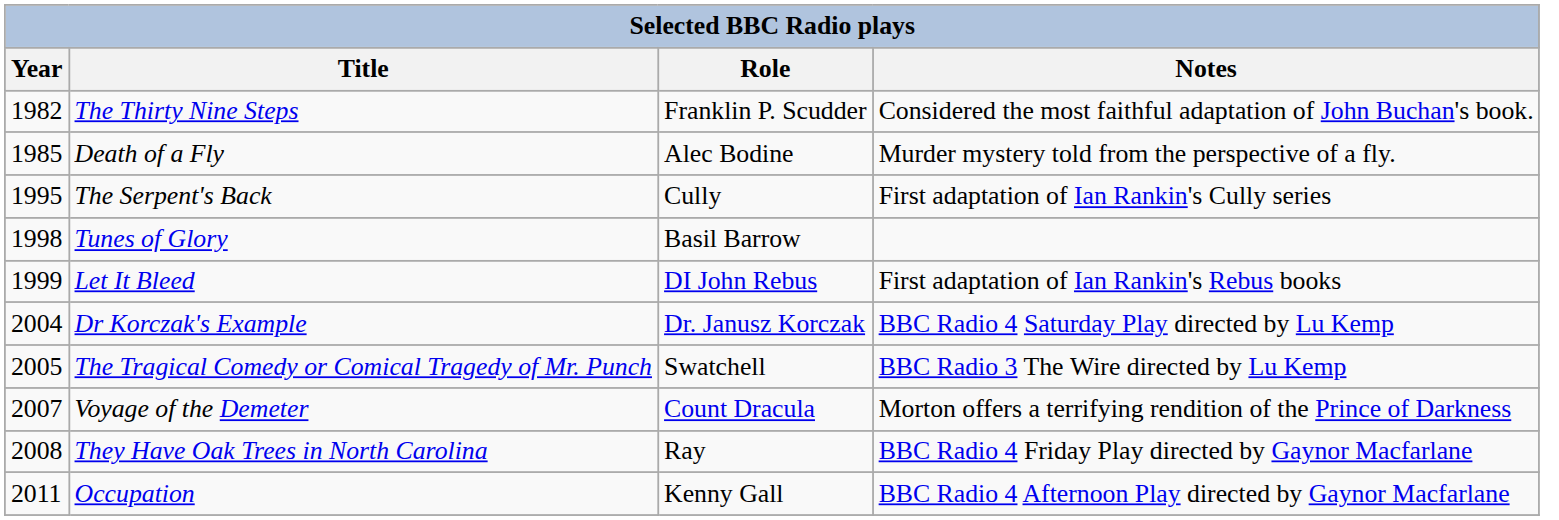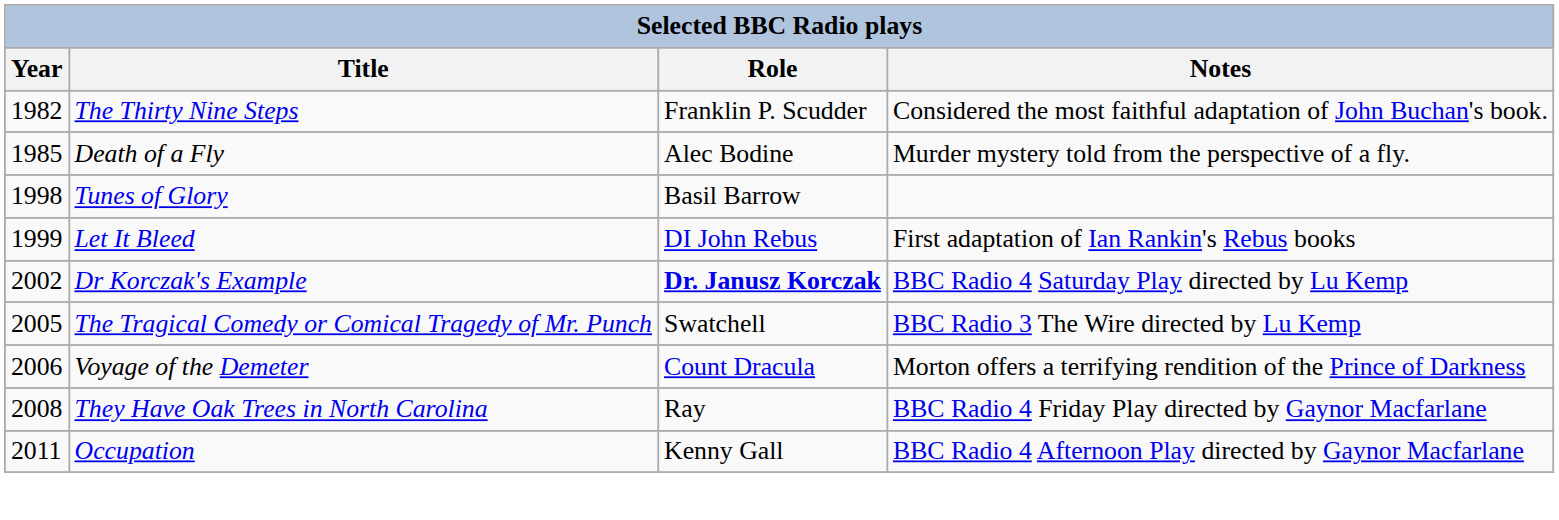- row: (173, 196)
(37, 323) 2004 -> (37, 281) 2002
(765, 323) normal -> (772, 281) bold
(37, 408) 2007 -> (37, 366) 2006
